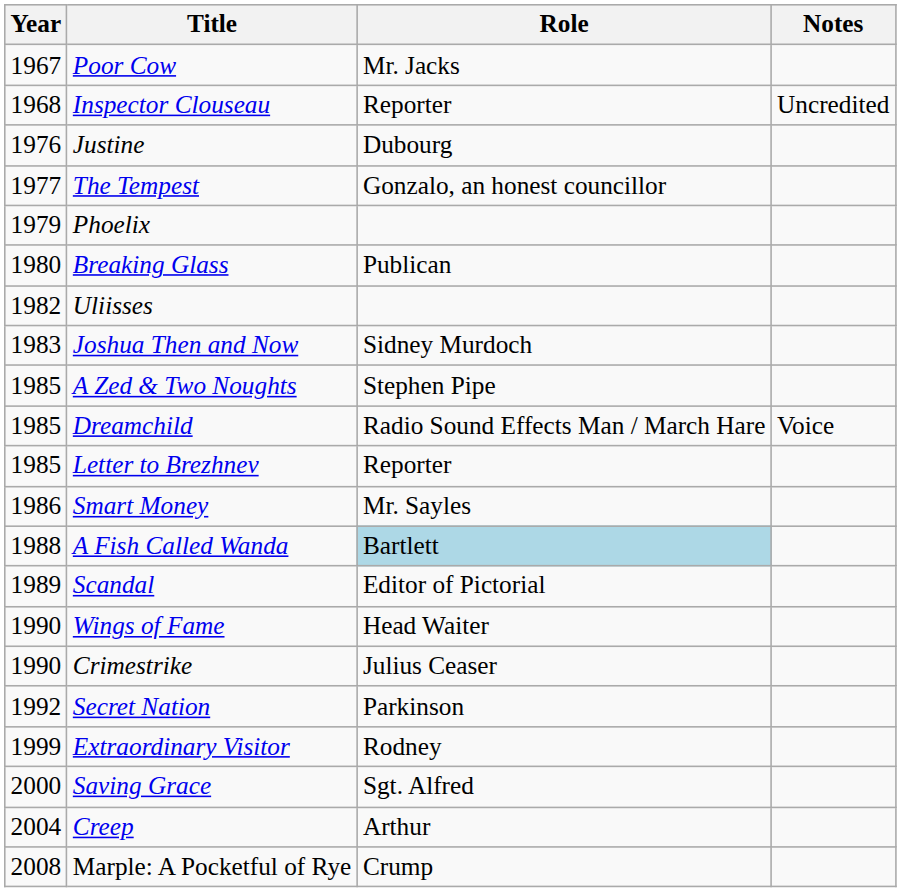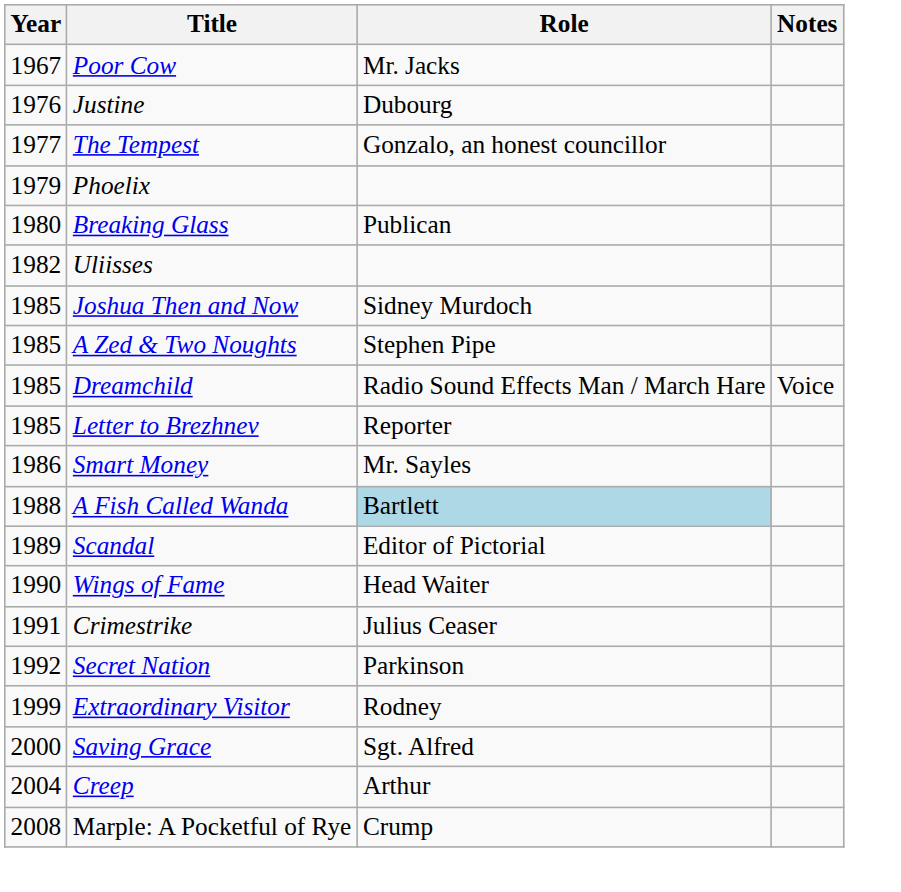- row: (171, 104)
(36, 345) 1983 -> (36, 305) 1985
(36, 666) 1990 -> (36, 625) 1991
